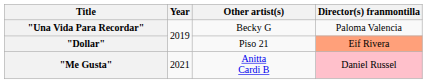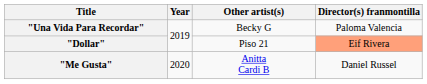(180, 65) 2021 -> (180, 65) 2020
(369, 65) pink background -> (369, 65) no background
